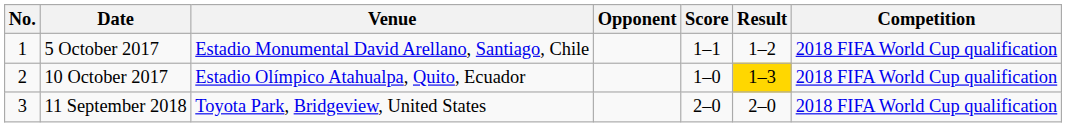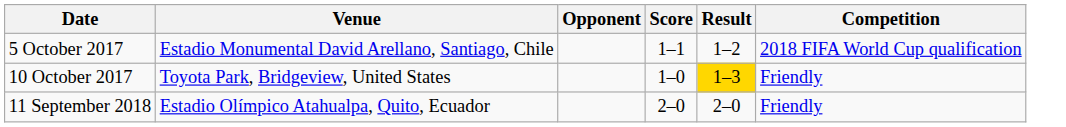- column: (22, 19)
(360, 77) Estadio Olímpico Atahualpa, Quito, Ecuador -> (305, 77) Toyota Park, Bridgeview, United States
(926, 77) 2018 FIFA World Cup qualification -> (791, 77) Friendly
(341, 106) Toyota Park, Bridgeview, United States -> (325, 106) Estadio Olímpico Atahualpa, Quito, Ecuador
(926, 106) 2018 FIFA World Cup qualification -> (791, 106) Friendly
